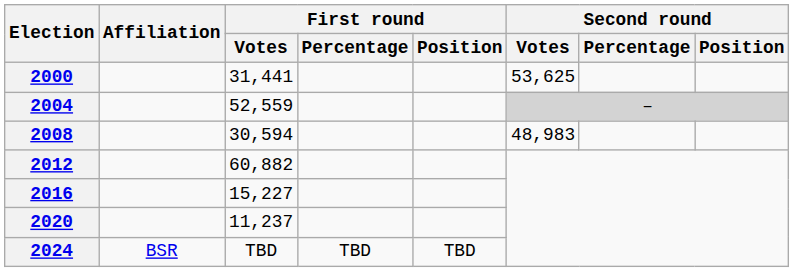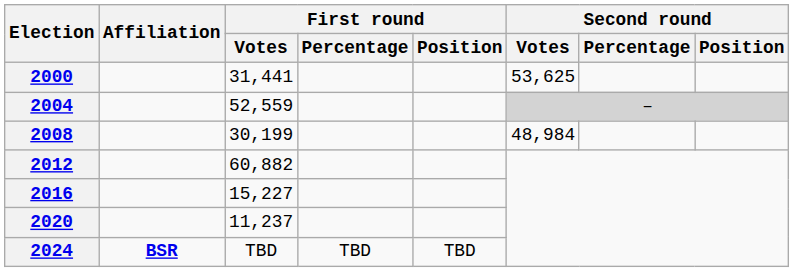(261, 135) 30,594 -> (261, 135) 30,199
(543, 135) 48,983 -> (543, 135) 48,984
(162, 251) normal -> (162, 251) bold
